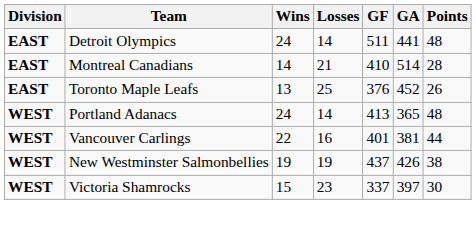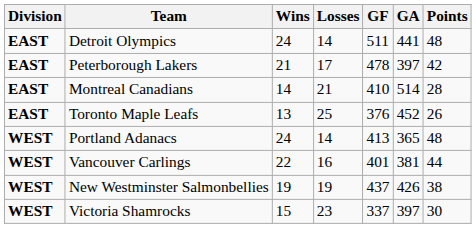+ row: (133, 65)
